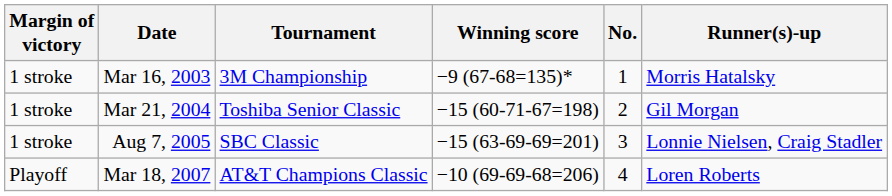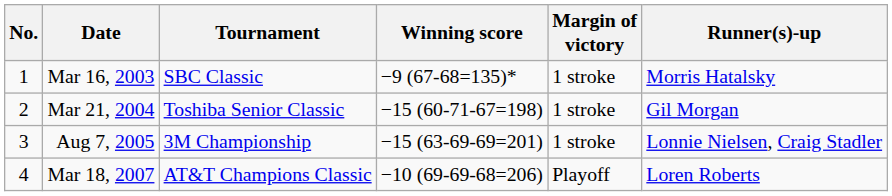columns swapped: (623, 32) <-> (52, 32)
(293, 76) 3M Championship -> (213, 76) SBC Classic
(269, 142) SBC Classic -> (237, 142) 3M Championship
